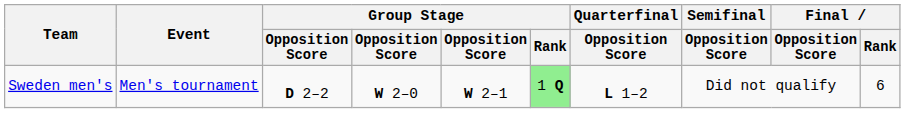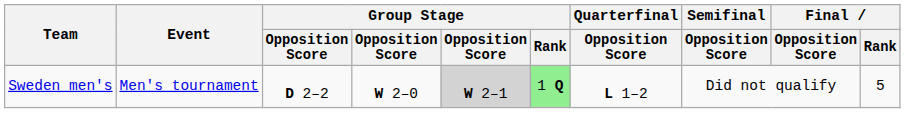(486, 95) no background -> (486, 95) lightgrey background
(880, 86) 6 -> (880, 86) 5
